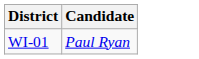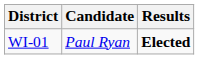+ column: (166, 16)
